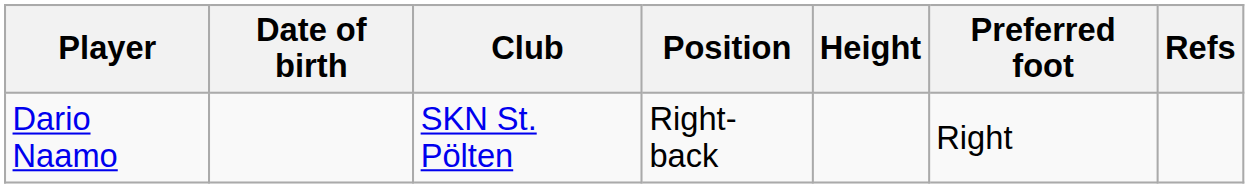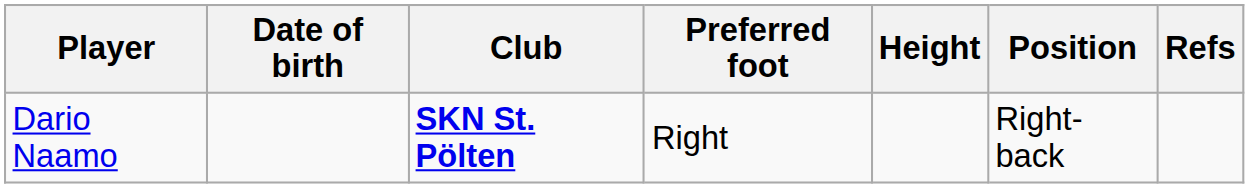columns swapped: (727, 48) <-> (1043, 48)
(479, 137) normal -> (475, 137) bold
